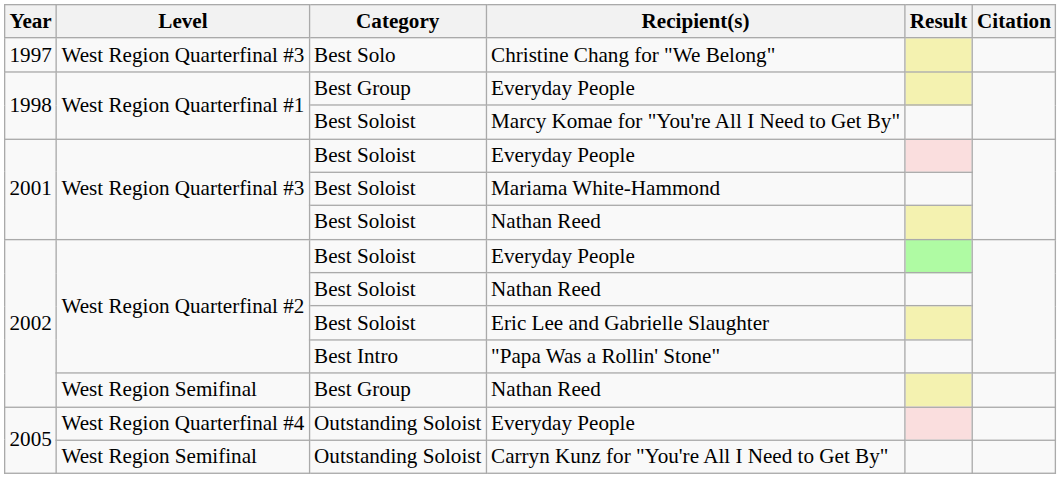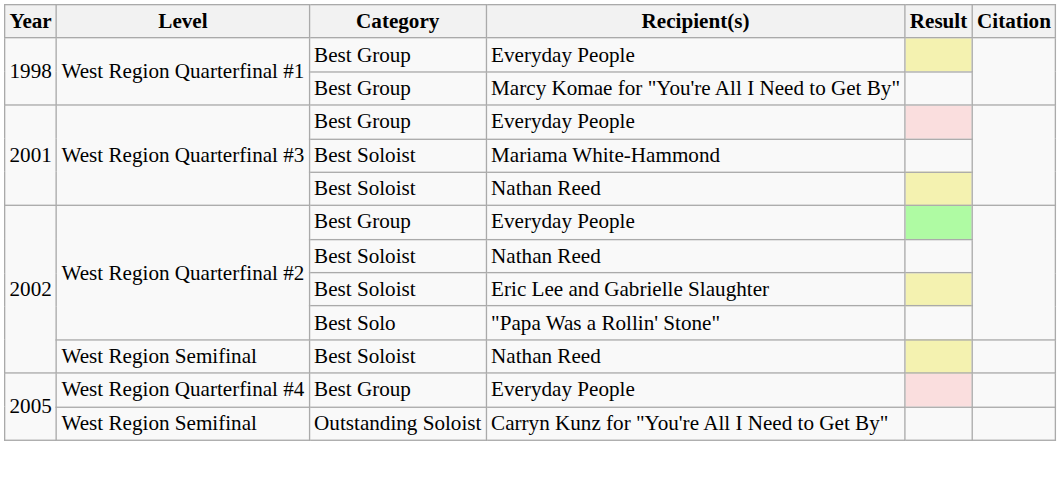- row: (183, 54)
(365, 121) Best Soloist -> (363, 88) Best Group
(365, 155) Best Soloist -> (363, 121) Best Group
(365, 255) Best Soloist -> (363, 222) Best Group
(356, 356) Best Intro -> (355, 322) Best Solo
(363, 389) Best Group -> (365, 356) Best Soloist
(398, 423) Outstanding Soloist -> (363, 389) Best Group
